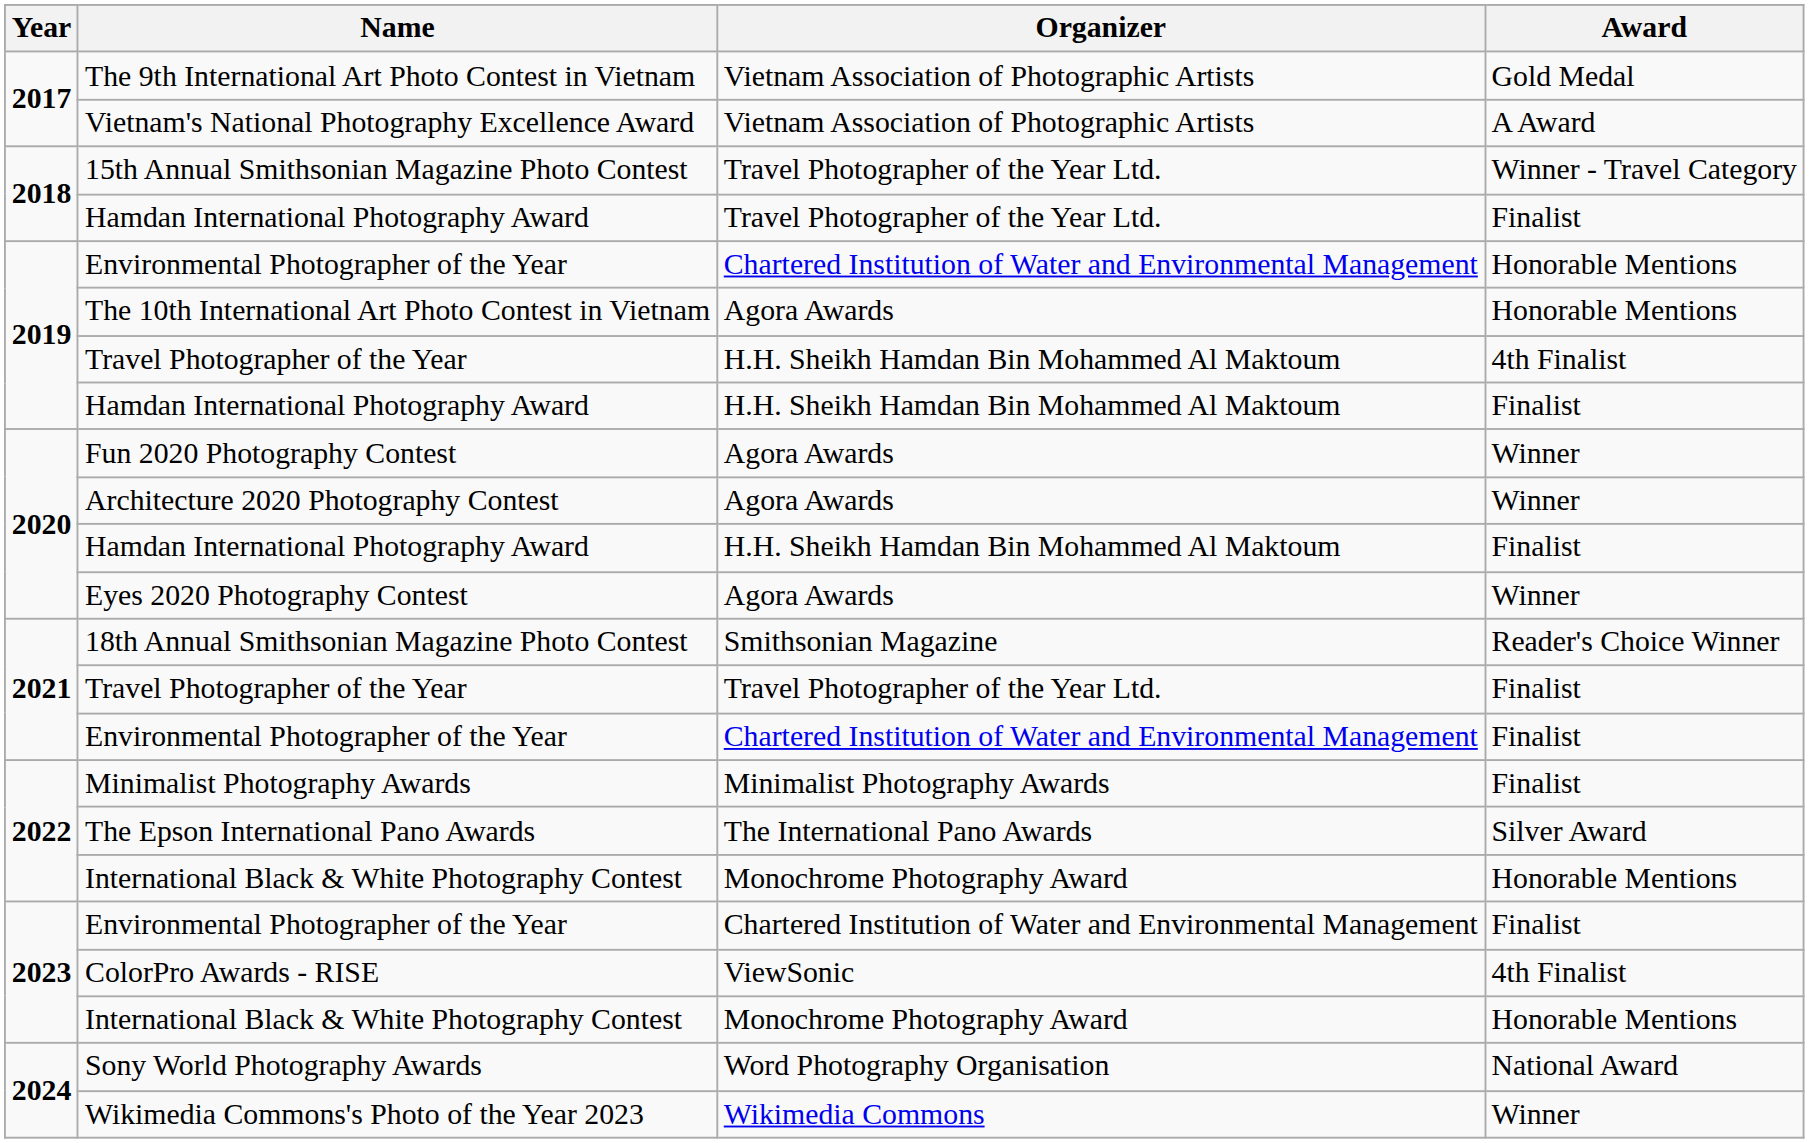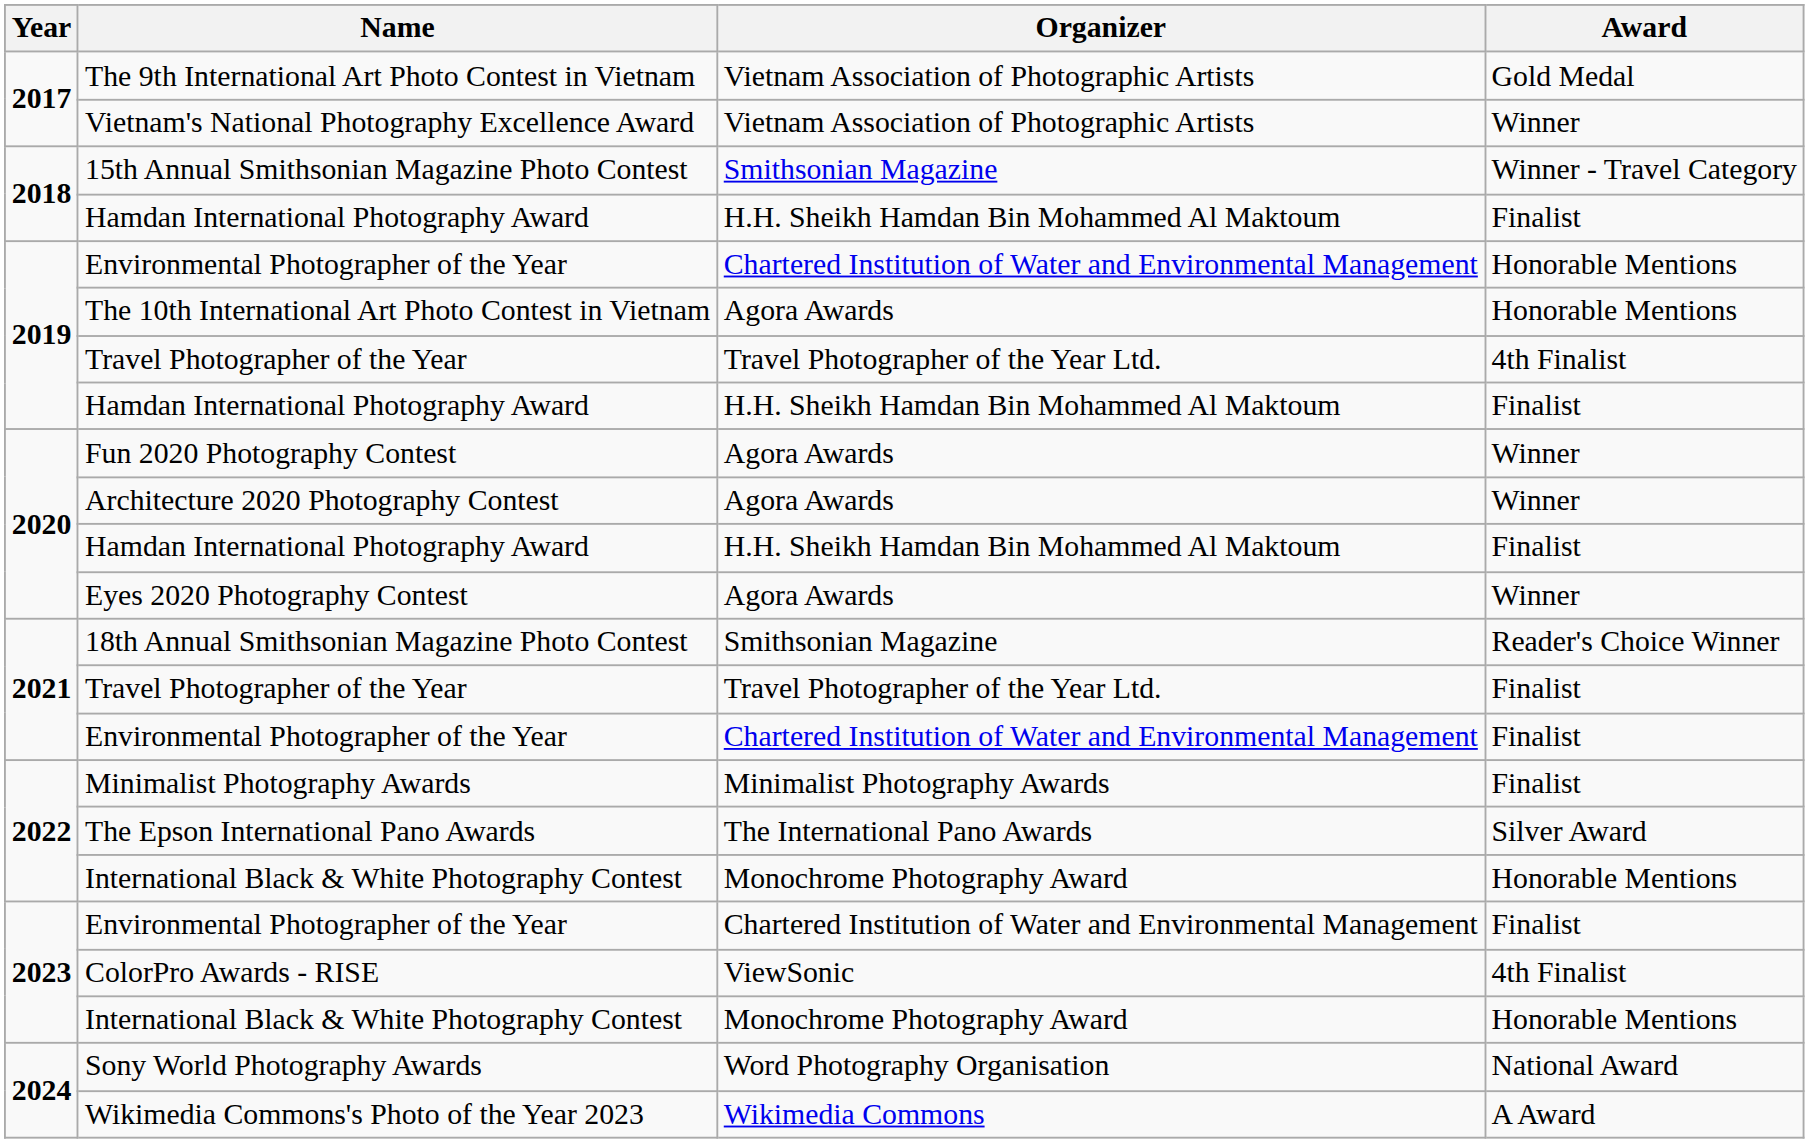(1543, 122) A Award -> (1536, 122) Winner
(943, 169) Travel Photographer of the Year Ltd. -> (861, 169) Smithsonian Magazine
(943, 216) Travel Photographer of the Year Ltd. -> (1032, 216) H.H. Sheikh Hamdan Bin Mohammed Al Maktoum
(1032, 358) H.H. Sheikh Hamdan Bin Mohammed Al Maktoum -> (943, 358) Travel Photographer of the Year Ltd.
(1536, 1113) Winner -> (1543, 1113) A Award
